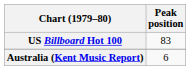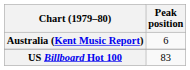rows swapped: (75, 57) <-> (75, 40)
